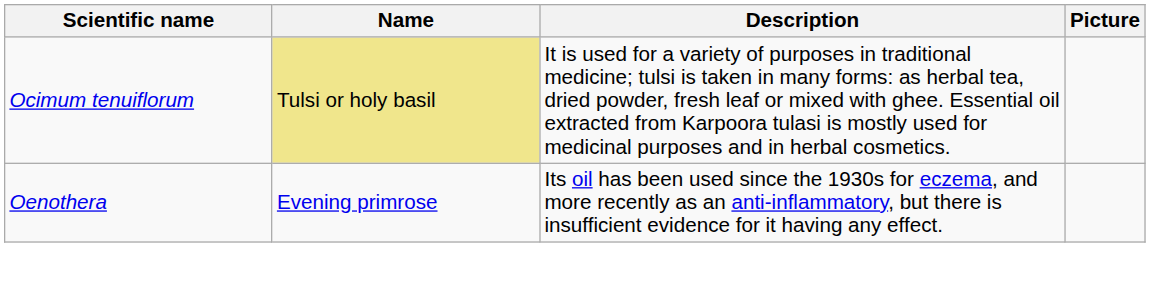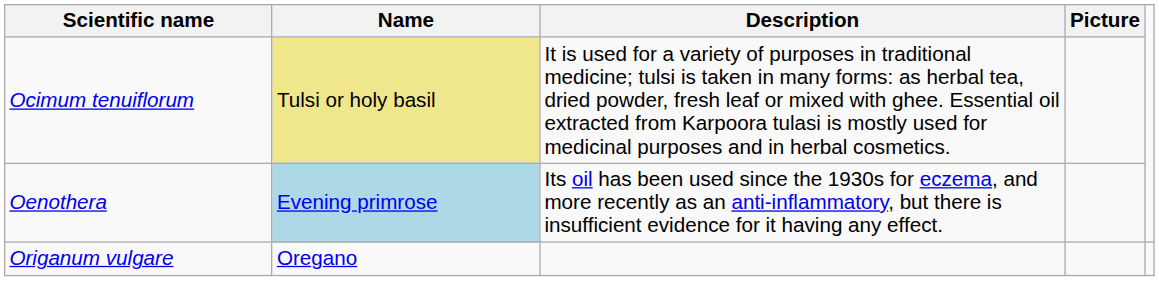(357, 202) no background -> (357, 202) lightblue background
+ row: (91, 258)
